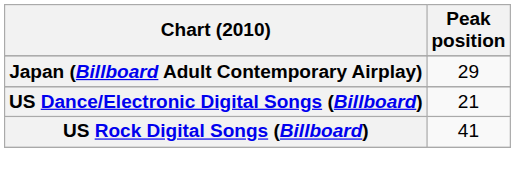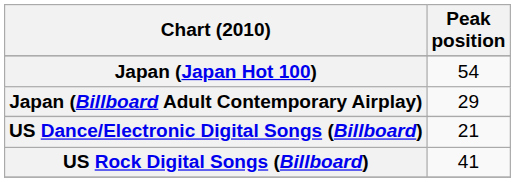+ row: (216, 71)
